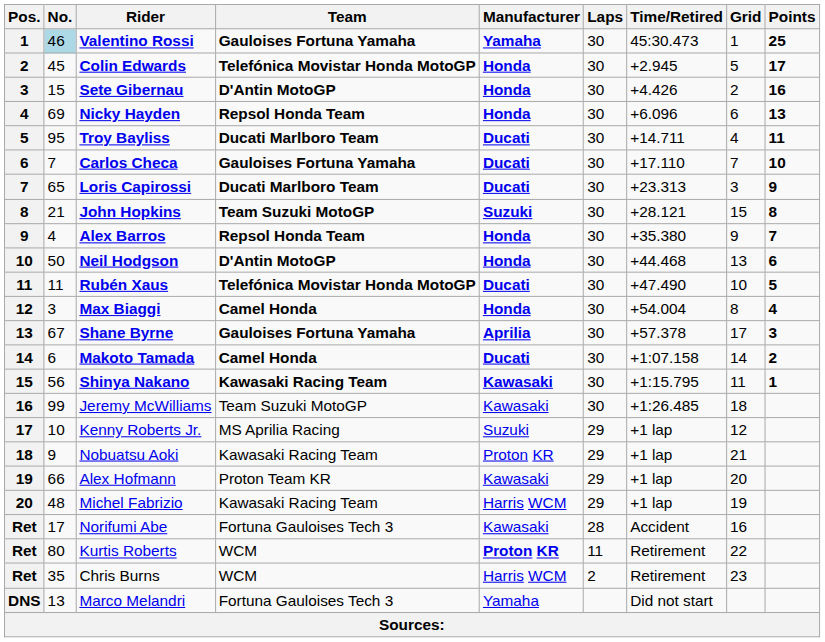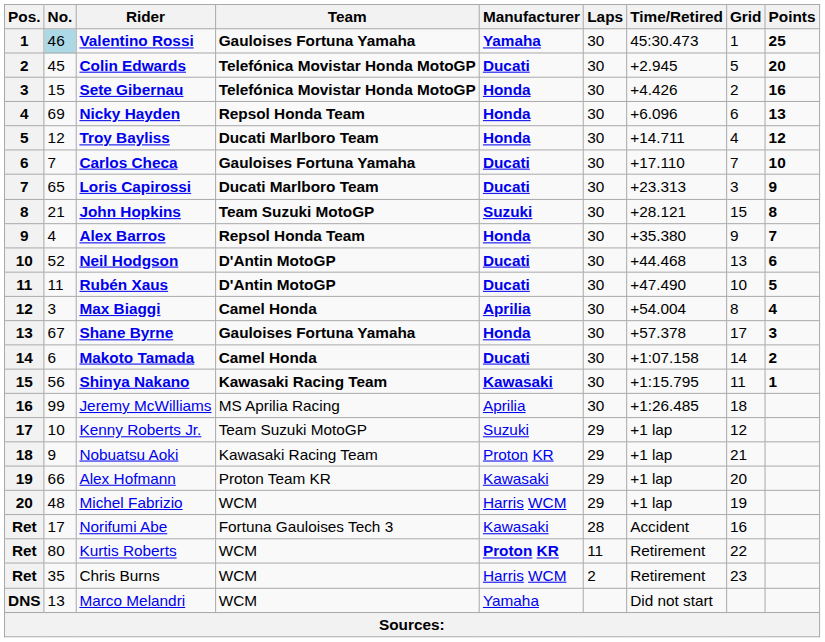(507, 65) Honda -> (506, 65) Ducati
(777, 65) 17 -> (777, 65) 20
(277, 90) D'Antin MotoGP -> (347, 90) Telefónica Movistar Honda MotoGP
(56, 138) 95 -> (56, 138) 12
(506, 138) Ducati -> (507, 138) Honda
(777, 138) 11 -> (777, 138) 12
(56, 260) 50 -> (56, 260) 52
(507, 260) Honda -> (506, 260) Ducati
(347, 284) Telefónica Movistar Honda MotoGP -> (277, 284) D'Antin MotoGP
(507, 308) Honda -> (507, 308) Aprilia
(507, 333) Aprilia -> (507, 333) Honda
(293, 406) Team Suzuki MotoGP -> (279, 406) MS Aprilia Racing
(516, 406) Kawasaki -> (504, 406) Aprilia
(279, 430) MS Aprilia Racing -> (293, 430) Team Suzuki MotoGP
(298, 503) Kawasaki Racing Team -> (238, 503) WCM
(306, 600) Fortuna Gauloises Tech 3 -> (238, 600) WCM
